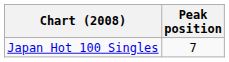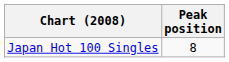(193, 47) 7 -> (193, 47) 8
